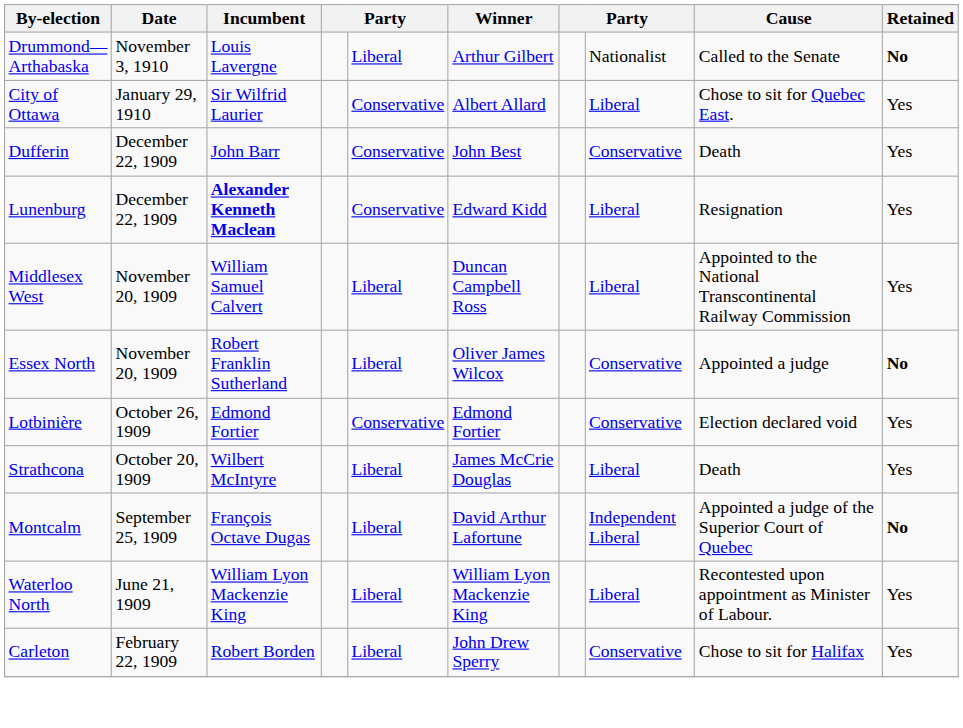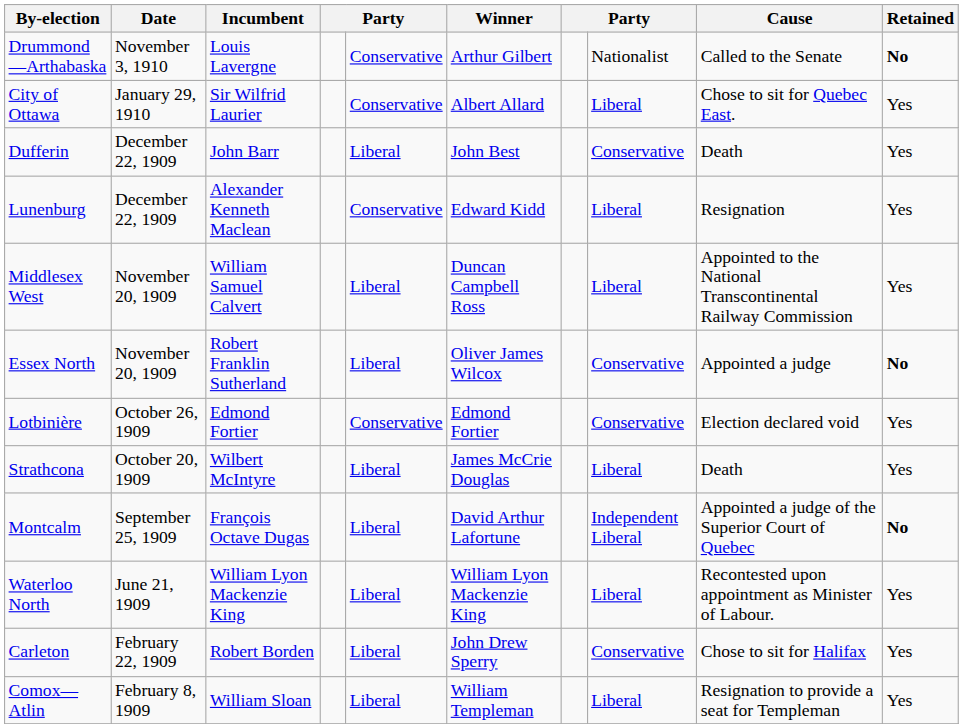(377, 56) Liberal -> (396, 56) Conservative
(398, 151) Conservative -> (375, 151) Liberal
(250, 209) bold -> (247, 209) normal
+ row: (43, 699)
